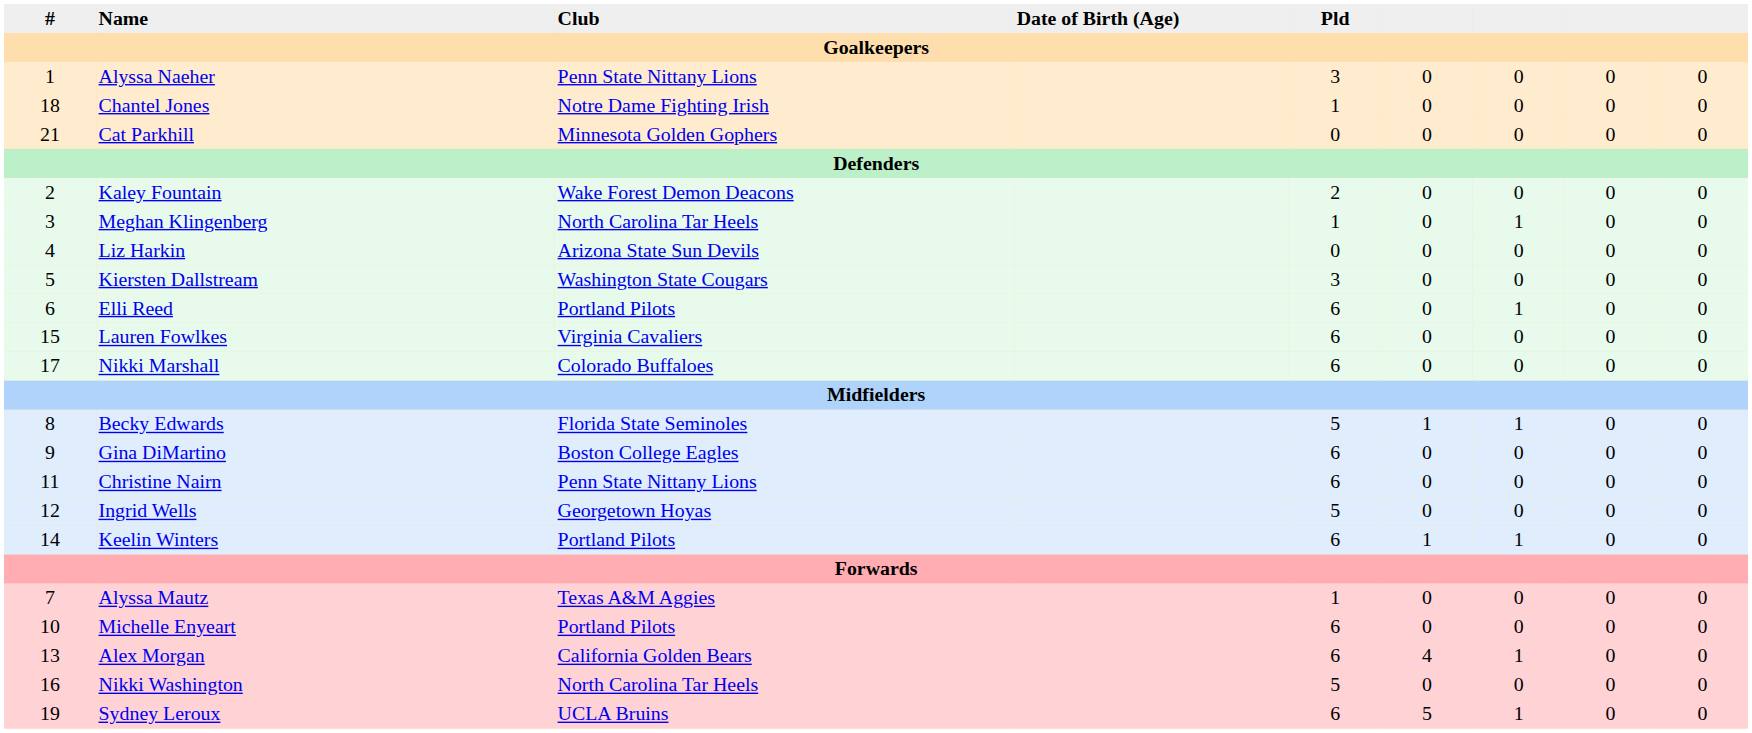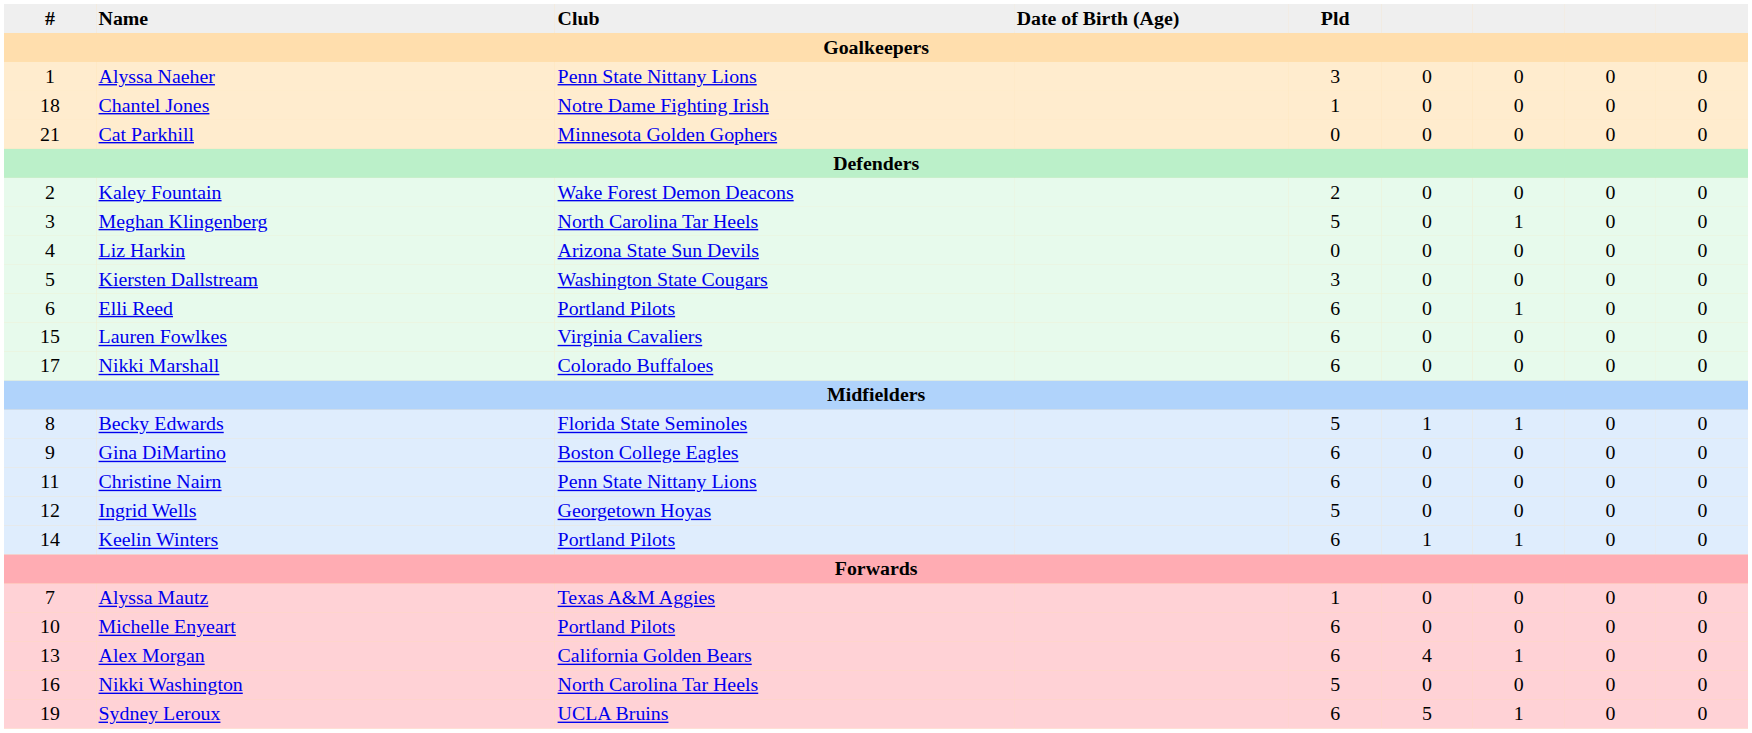(1335, 221) 1 -> (1335, 221) 5
